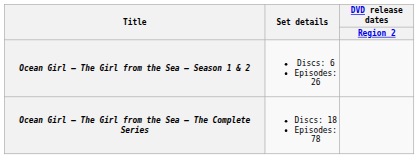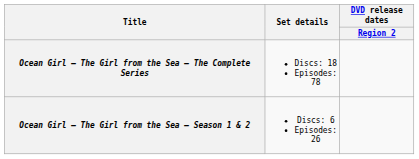rows swapped: (135, 68) <-> (135, 125)
